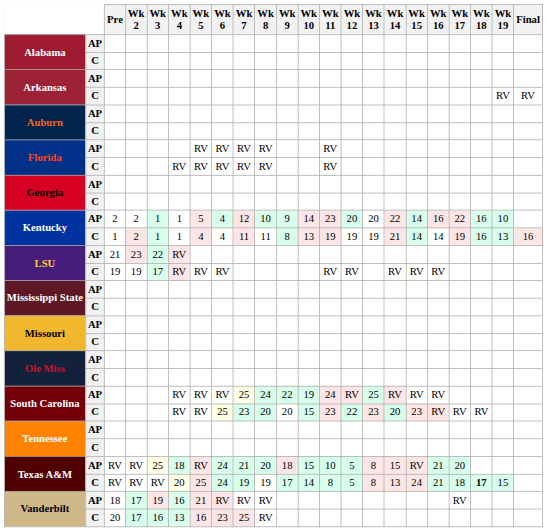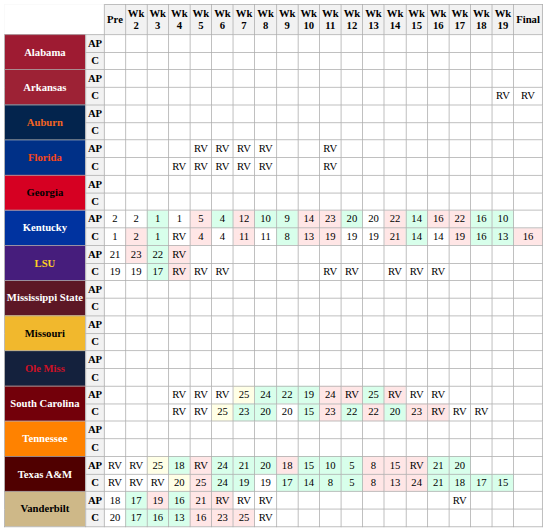(179, 237) 1 -> (179, 237) RV
(373, 412) 23 -> (373, 412) 22
(481, 483) bold -> (481, 483) normal
